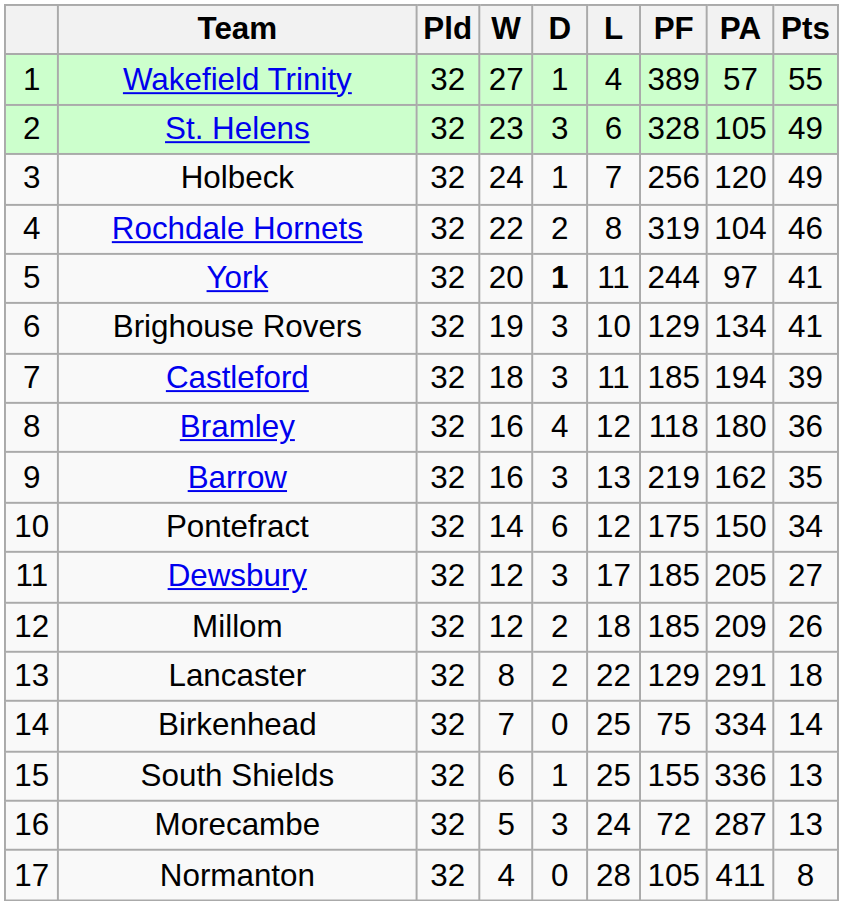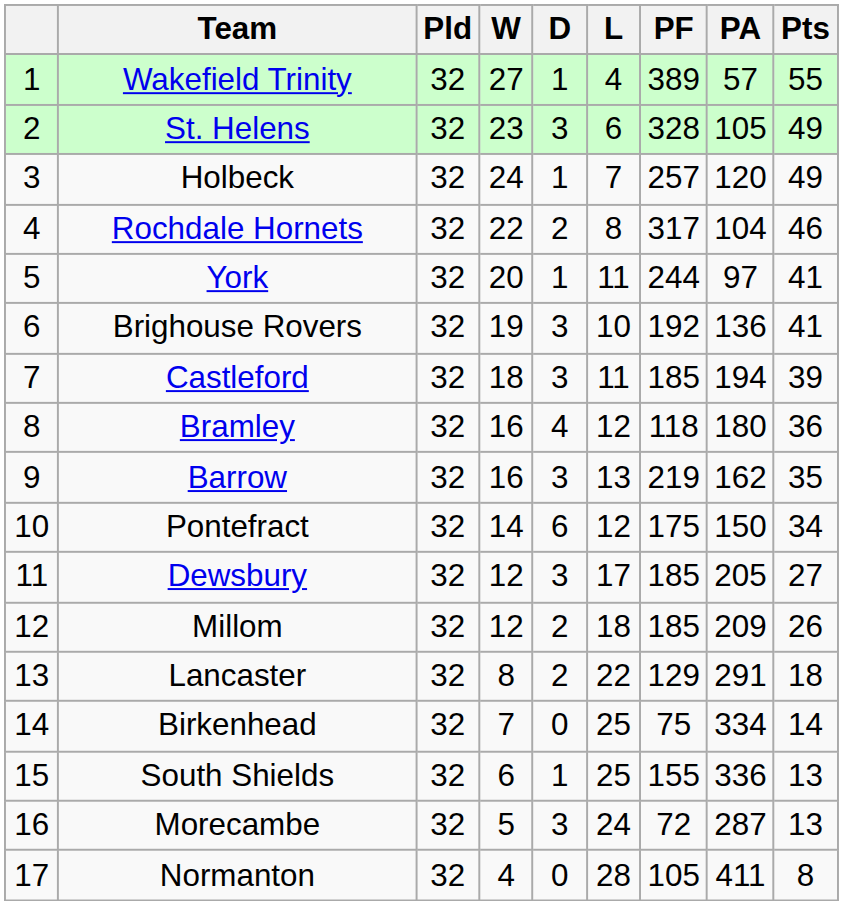(674, 178) 256 -> (674, 178) 257
(674, 228) 319 -> (674, 228) 317
(560, 278) bold -> (560, 278) normal
(674, 327) 129 -> (674, 327) 192
(740, 327) 134 -> (740, 327) 136
